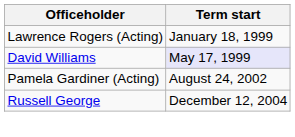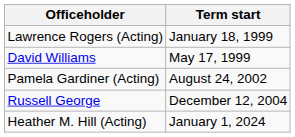(210, 57) lavender background -> (210, 57) no background
+ row: (77, 121)
